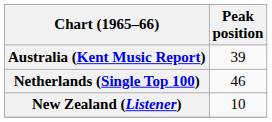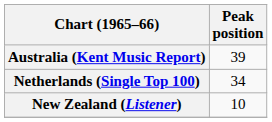(238, 81) 46 -> (238, 81) 34
